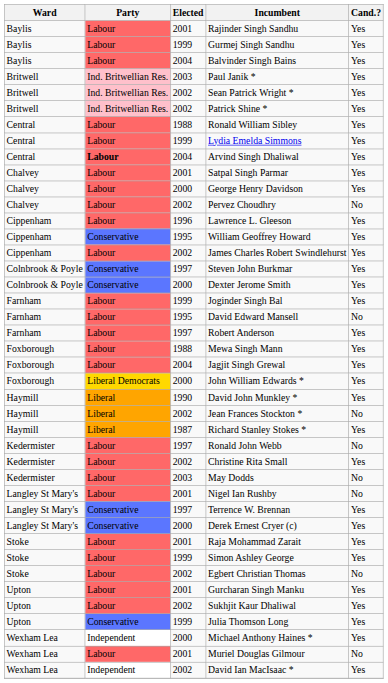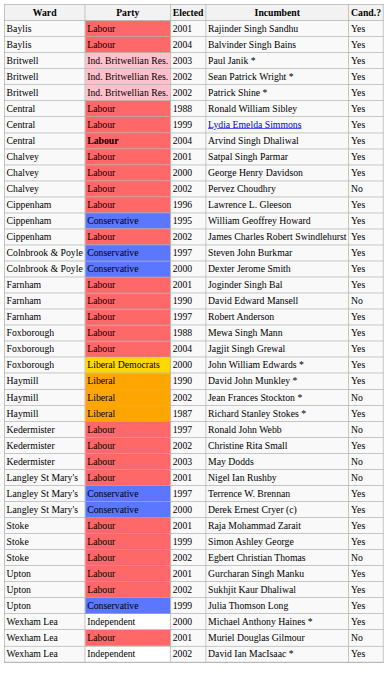- row: (251, 44)
(182, 301) 1999 -> (182, 285) 2001
(182, 317) 1995 -> (182, 301) 1990
